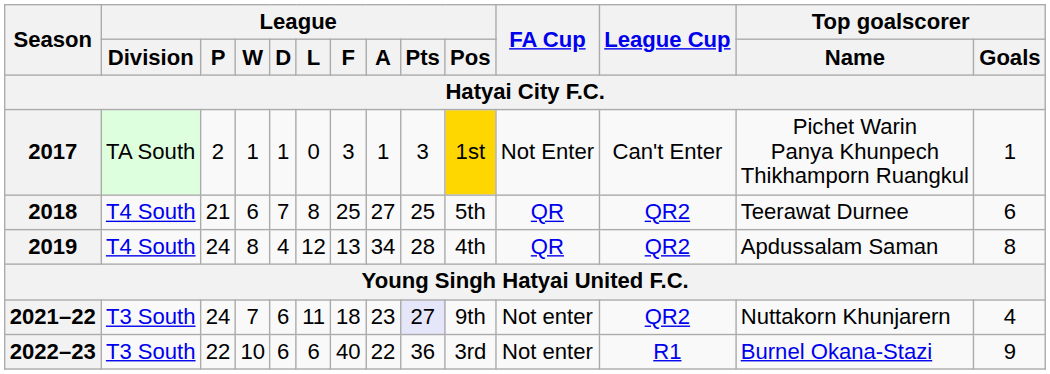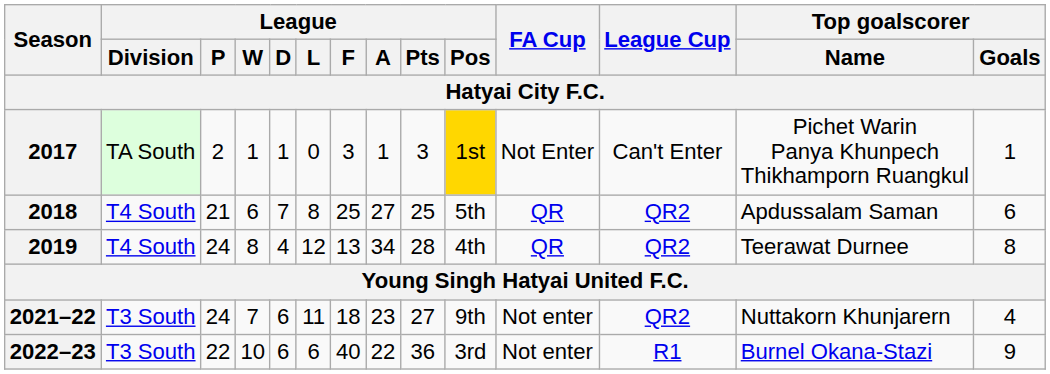(825, 211) Teerawat Durnee -> (840, 211) Apdussalam Saman
(840, 246) Apdussalam Saman -> (825, 246) Teerawat Durnee
(423, 316) lavender background -> (423, 316) no background
